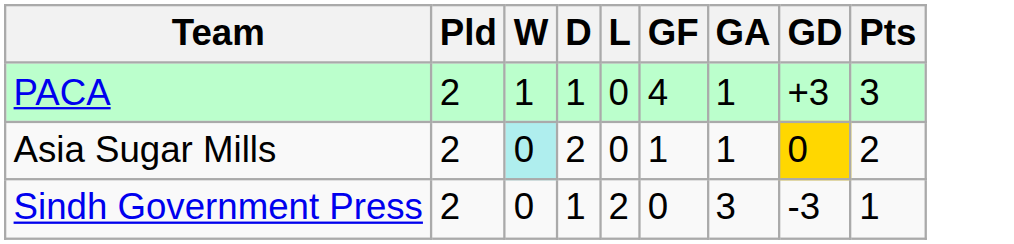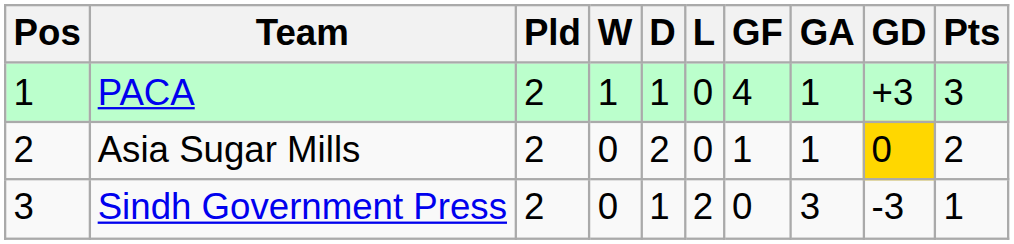+ column: (47, 33)
(524, 149) paleturquoise background -> (608, 149) no background
